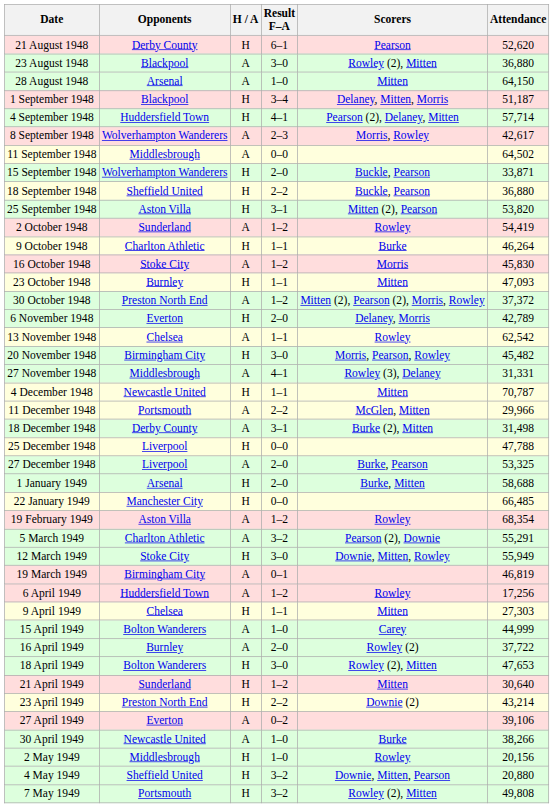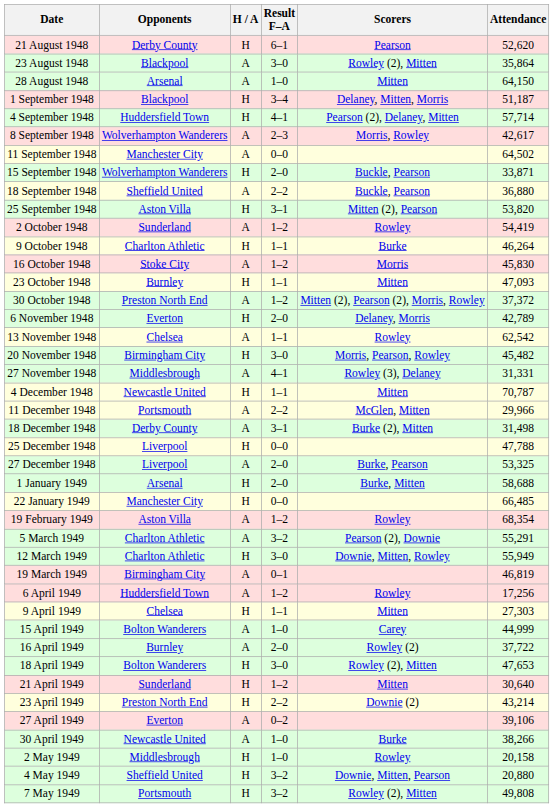(518, 63) 36,880 -> (518, 63) 35,864
(165, 154) Middlesbrough -> (165, 154) Manchester City
(246, 191) H -> (246, 191) A
(165, 556) Stoke City -> (165, 556) Charlton Athletic
(518, 757) 20,156 -> (518, 757) 20,158
